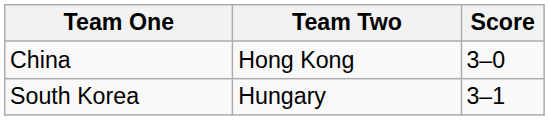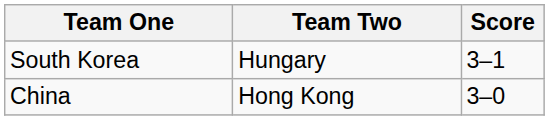rows swapped: (75, 96) <-> (40, 59)
